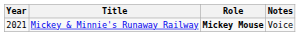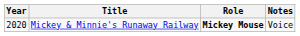(17, 25) 2021 -> (17, 25) 2020
